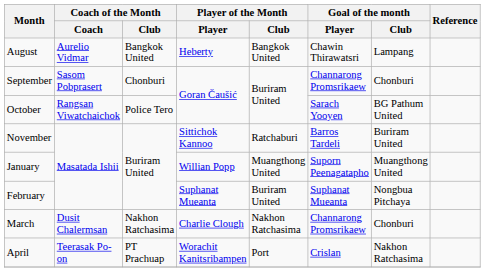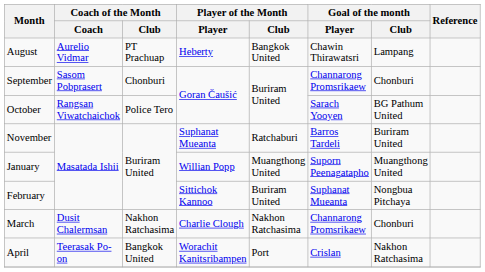(144, 52) Bangkok United -> (145, 52) PT Prachuap
(198, 138) Sittichok Kannoo -> (199, 138) Suphanat Mueanta
(199, 195) Suphanat Mueanta -> (198, 195) Sittichok Kannoo
(145, 252) PT Prachuap -> (144, 252) Bangkok United
